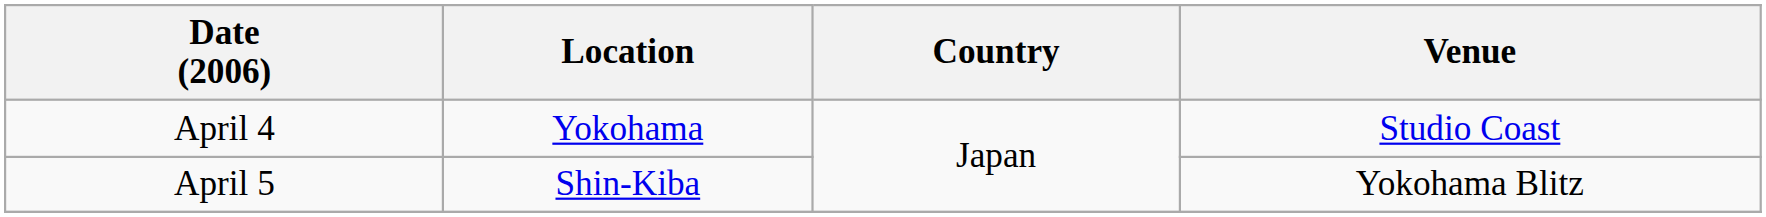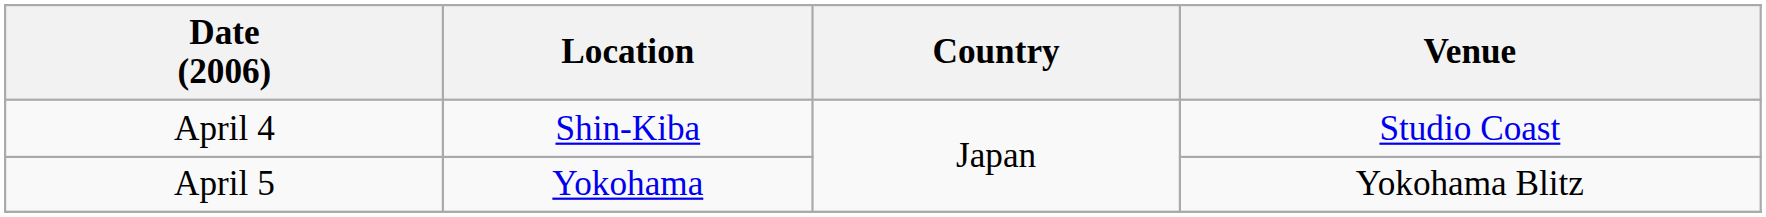(628, 127) Yokohama -> (628, 127) Shin-Kiba
(628, 183) Shin-Kiba -> (628, 183) Yokohama
